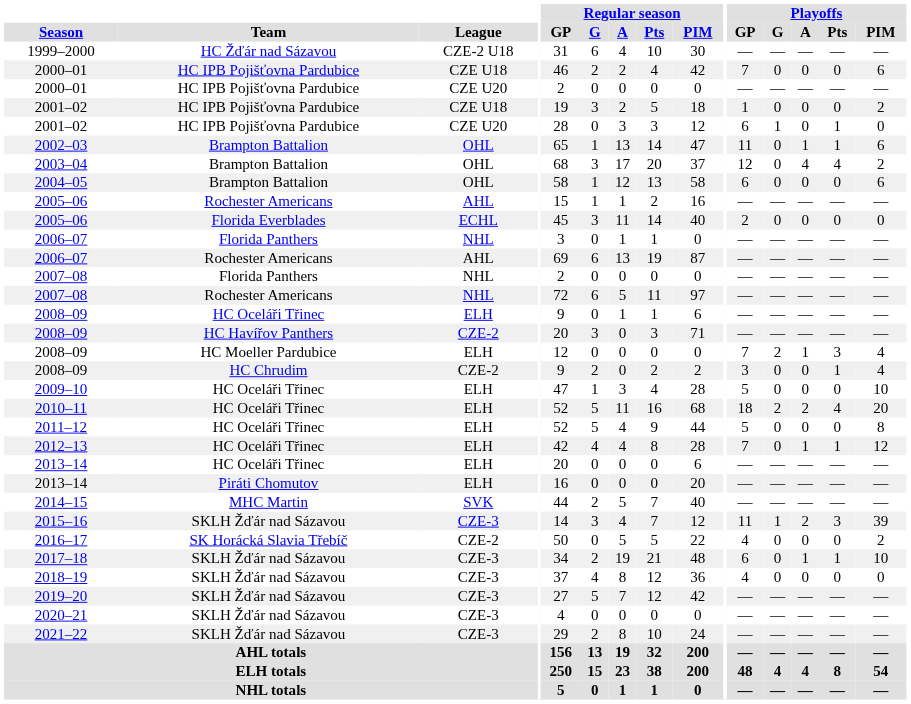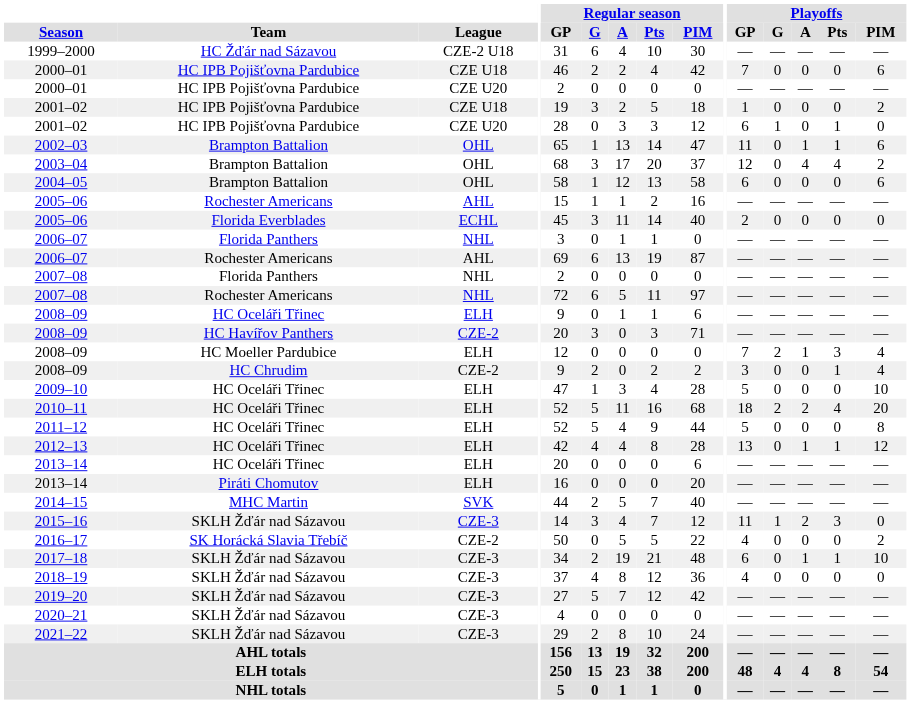(745, 445) 7 -> (745, 445) 13
(881, 521) 39 -> (881, 521) 0
